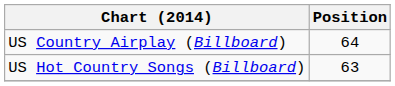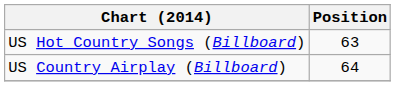rows swapped: (148, 42) <-> (157, 68)
